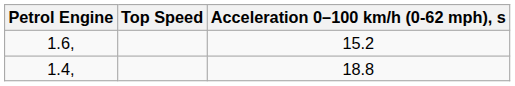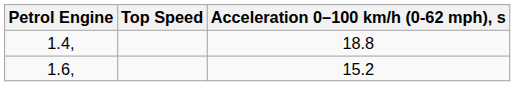rows swapped: (61, 68) <-> (61, 42)
